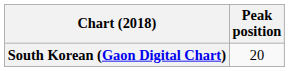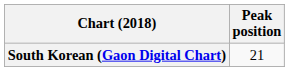(257, 54) 20 -> (257, 54) 21
